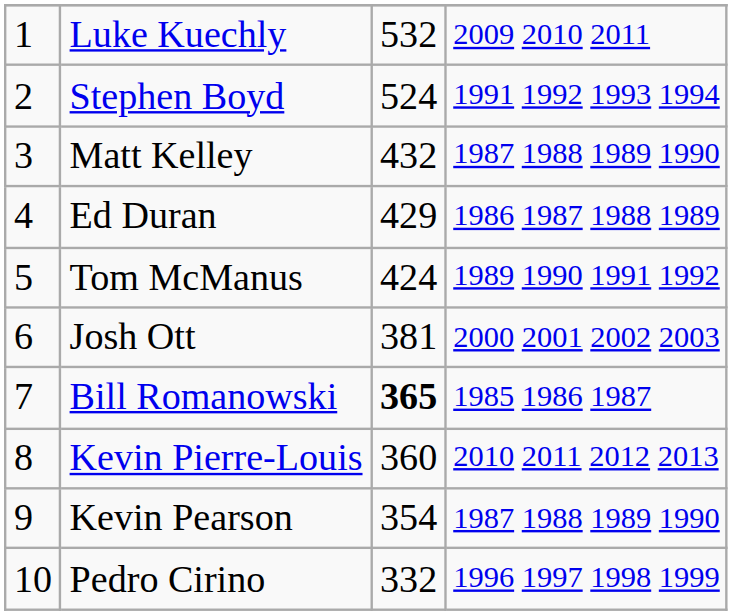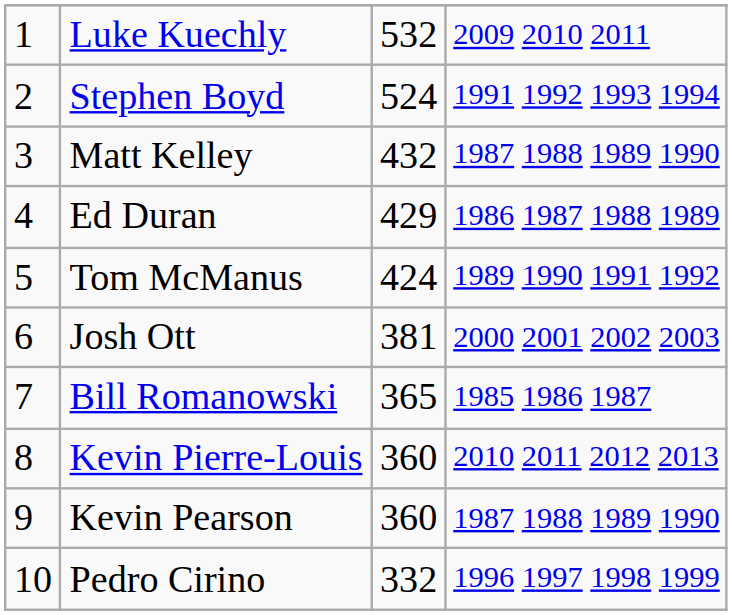(409, 397) bold -> (409, 397) normal
(409, 517) 354 -> (409, 517) 360
